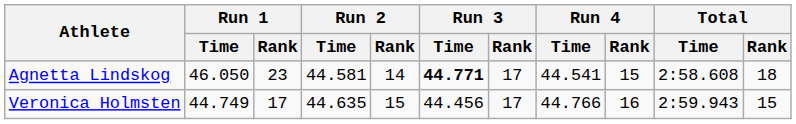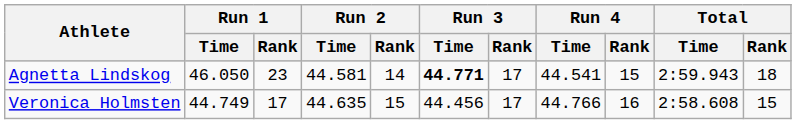(698, 75) 2:58.608 -> (698, 75) 2:59.943
(698, 103) 2:59.943 -> (698, 103) 2:58.608
